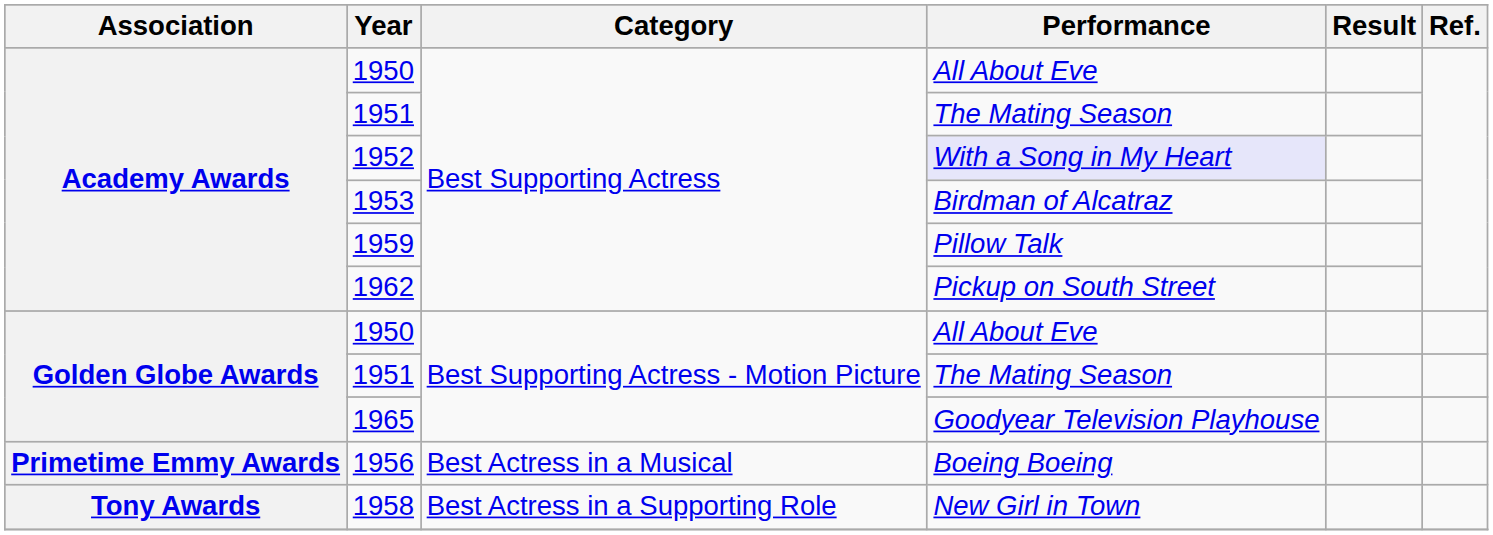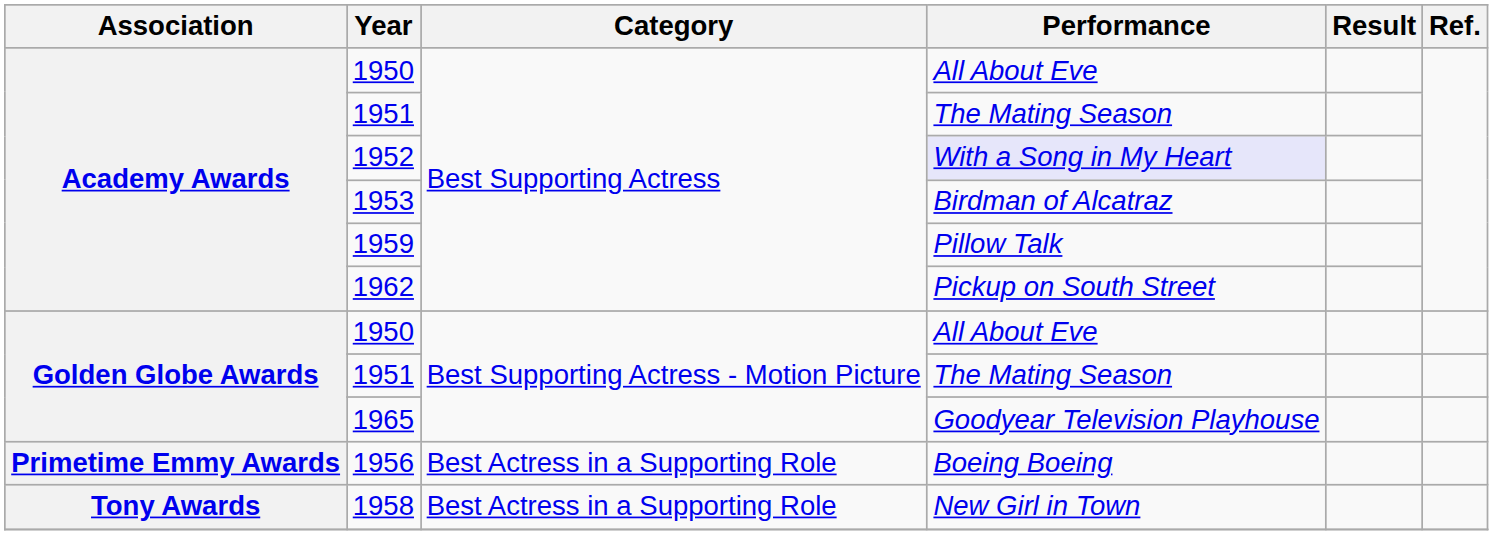(580, 462) Best Actress in a Musical -> (632, 462) Best Actress in a Supporting Role
